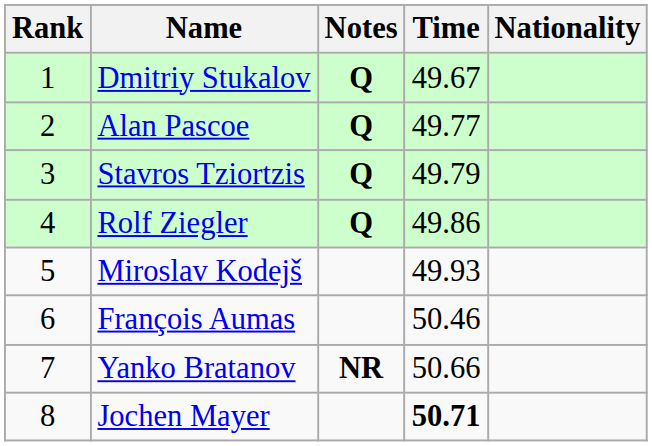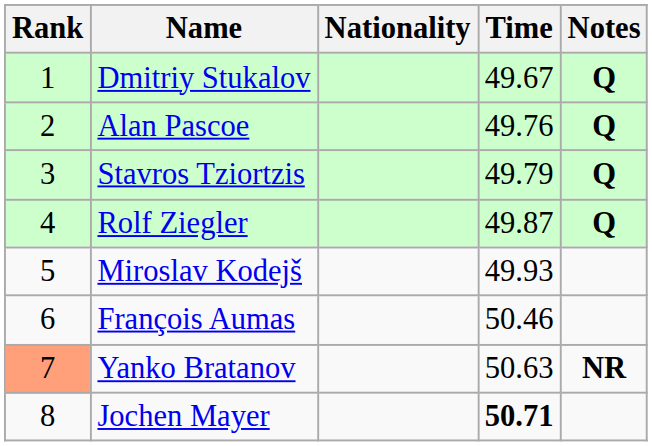columns swapped: (568, 28) <-> (361, 28)
(446, 125) 49.77 -> (519, 125) 49.76
(446, 222) 49.86 -> (519, 222) 49.87
(48, 367) no background -> (48, 367) lightsalmon background
(446, 367) 50.66 -> (519, 367) 50.63
